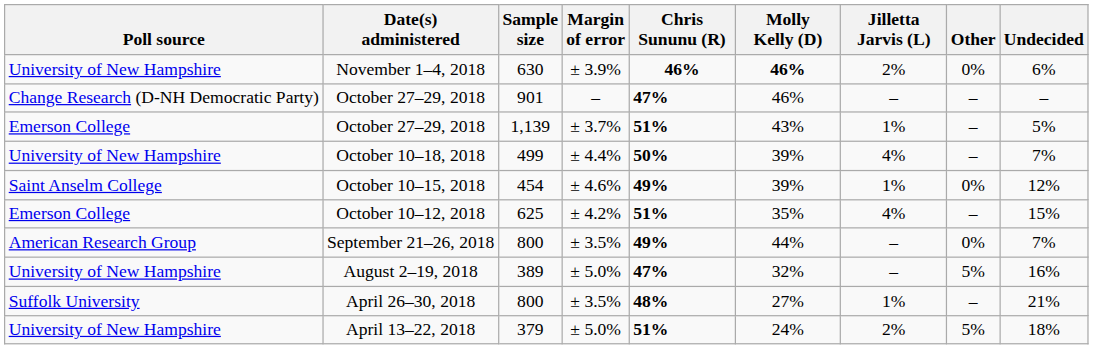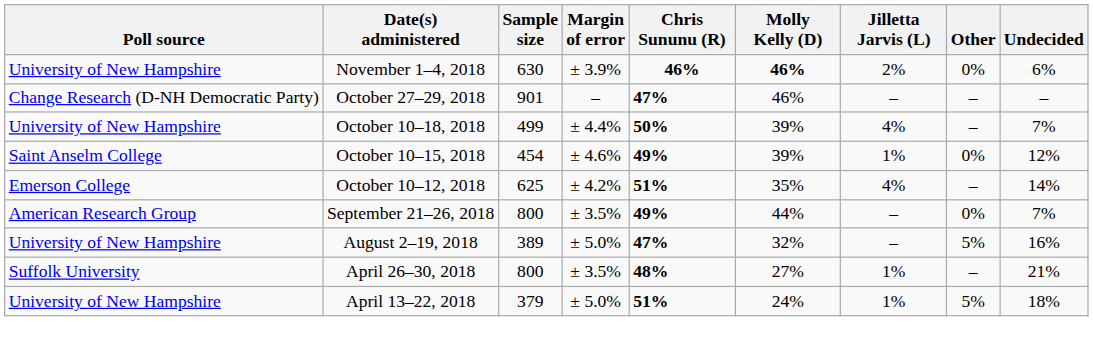- row: (411, 127)
(1044, 213) 15% -> (1044, 184) 14%
(894, 329) 2% -> (894, 300) 1%
